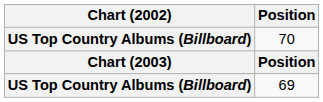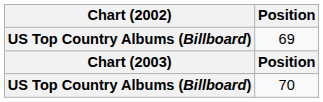rows swapped: (287, 85) <-> (287, 39)
